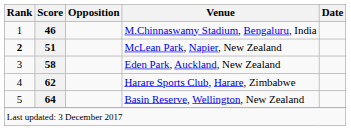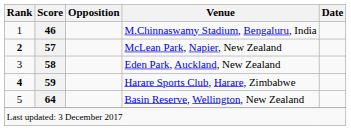(50, 47) 51 -> (50, 47) 57
(20, 82) normal -> (20, 82) bold
(50, 82) 62 -> (50, 82) 59
